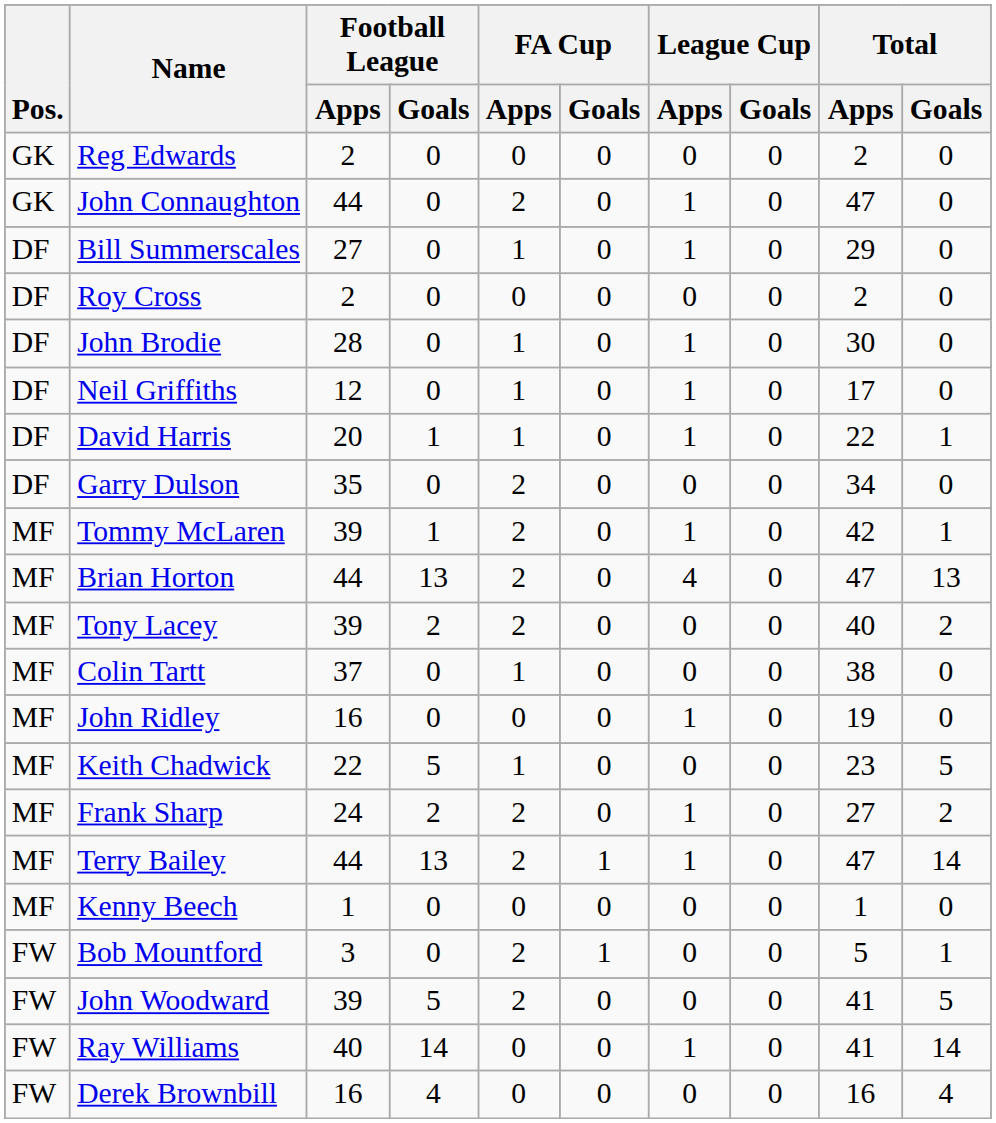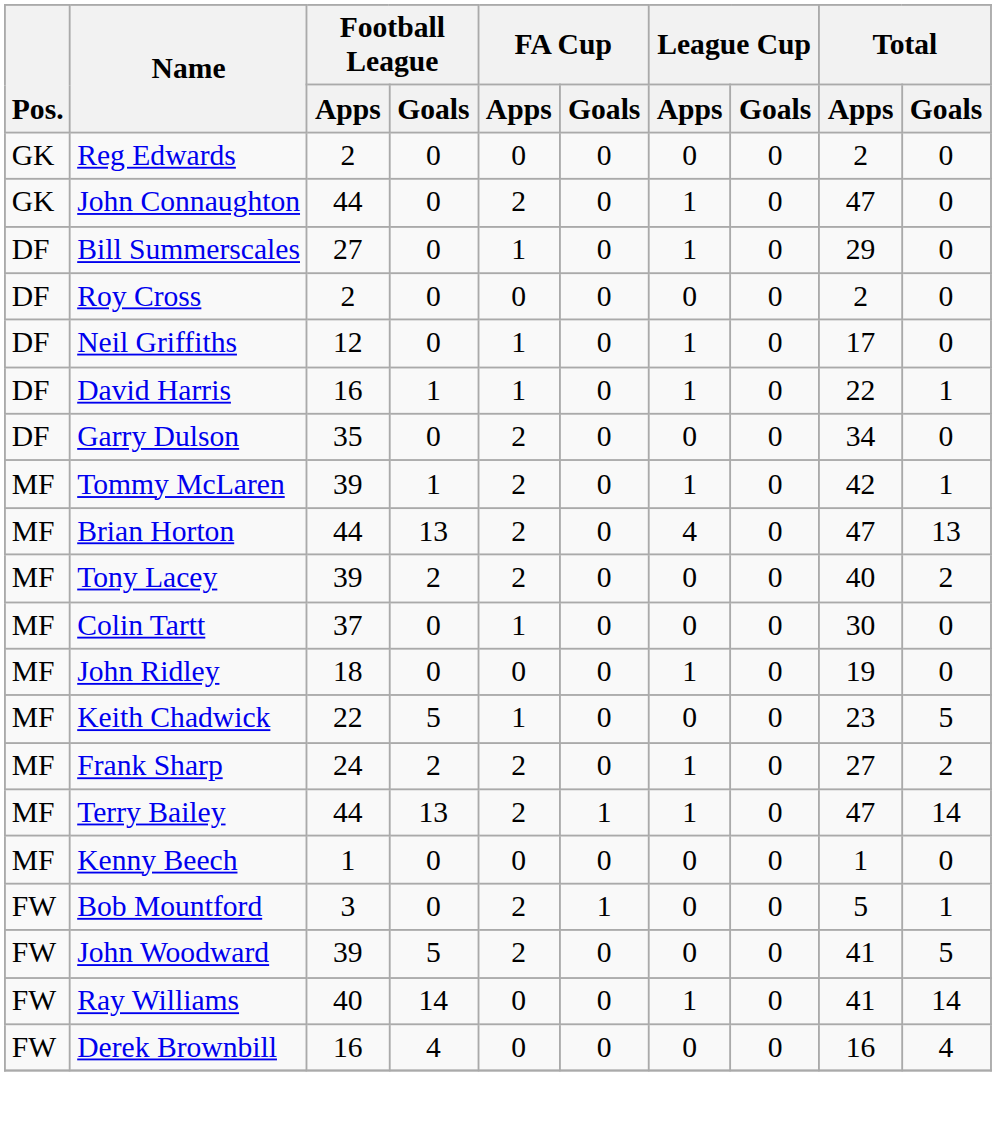- row: (149, 342)
(348, 436) 20 -> (348, 389) 16
(861, 671) 38 -> (861, 624) 30
(348, 718) 16 -> (348, 671) 18
